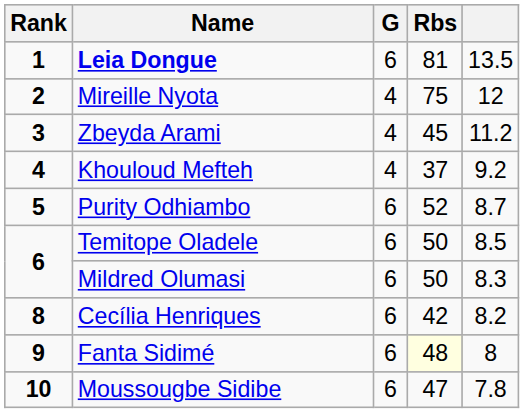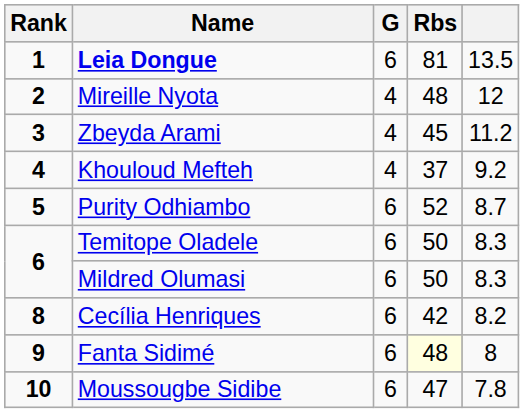(435, 97) 75 -> (435, 97) 48
(491, 243) 8.5 -> (491, 243) 8.3
